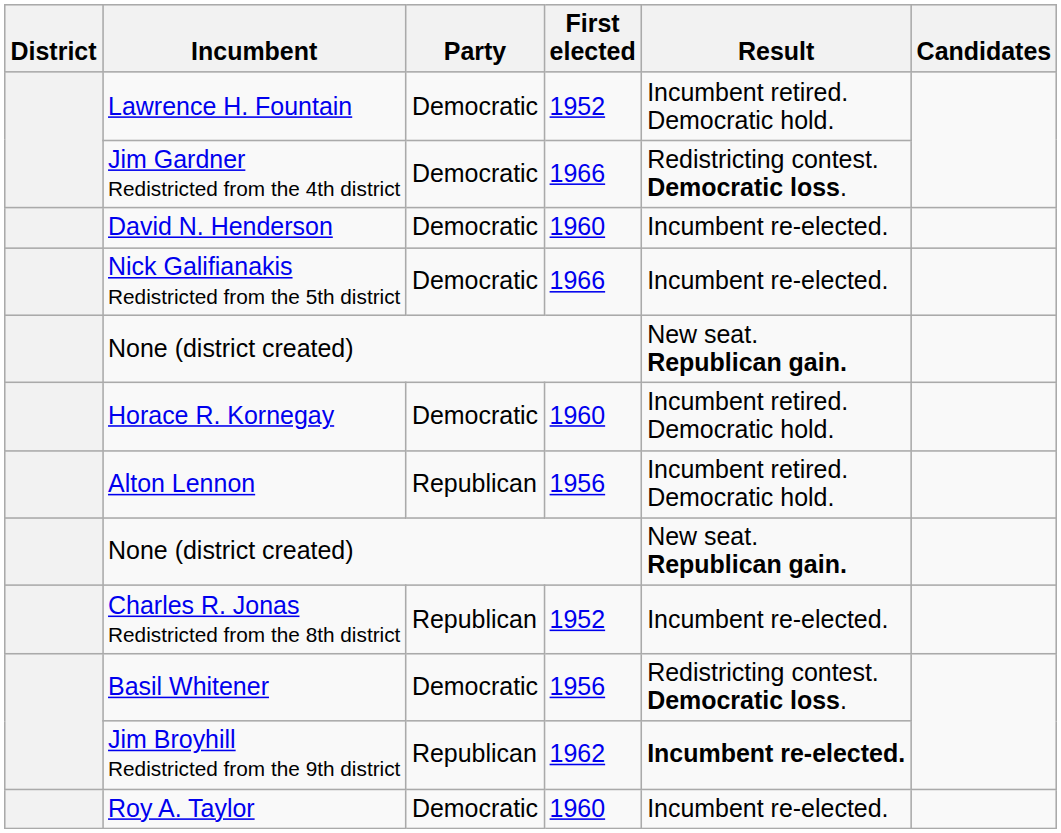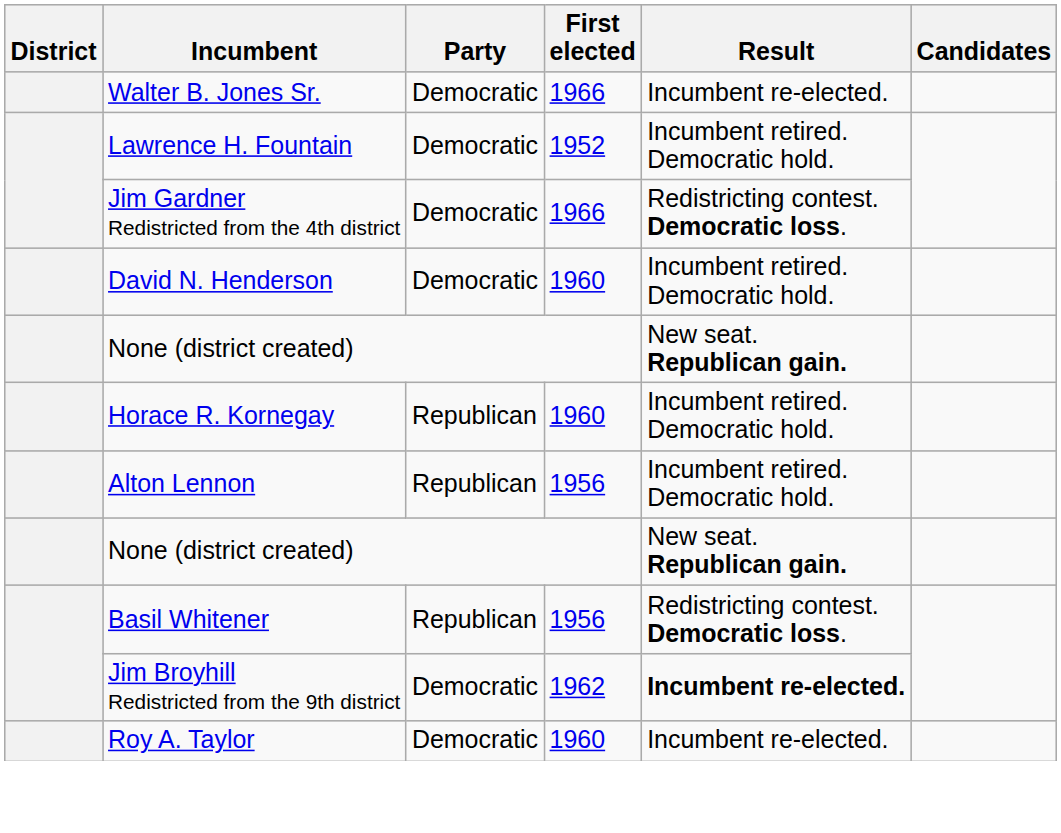+ row: (214, 91)
(768, 227) Incumbent re-elected. -> (748, 280) Incumbent retired. Democratic hold.
- row: (254, 280)
(475, 416) Democratic -> (474, 416) Republican
- row: (254, 619)
(475, 686) Democratic -> (474, 619) Republican
(474, 754) Republican -> (475, 686) Democratic
